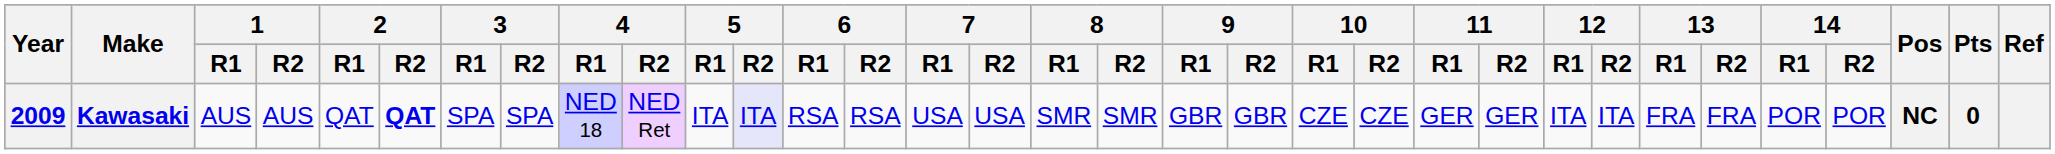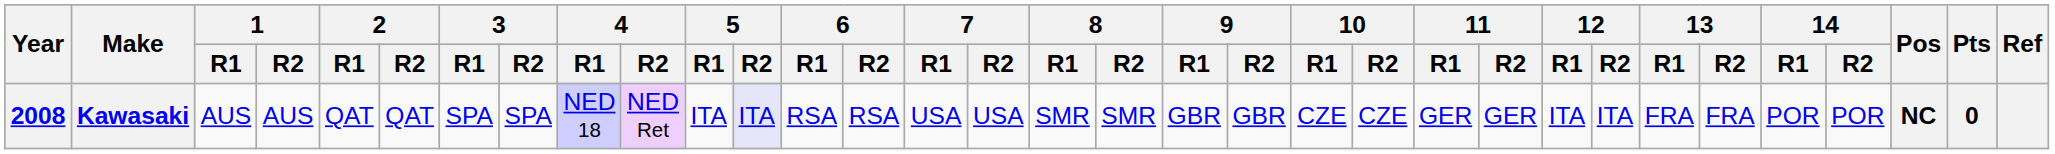(38, 116) 2009 -> (38, 116) 2008
(410, 116) bold -> (410, 116) normal
